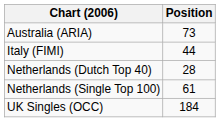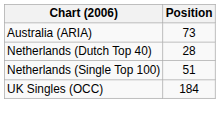- row: (35, 51)
(189, 88) 61 -> (189, 70) 51
